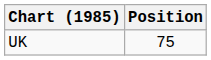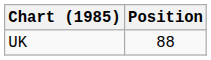(166, 43) 75 -> (166, 43) 88
